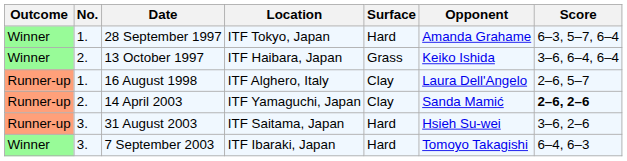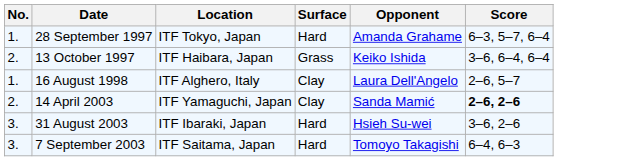- column: (39, 14)
(286, 123) ITF Saitama, Japan -> (212, 123) ITF Ibaraki, Japan
(282, 144) ITF Ibaraki, Japan -> (217, 144) ITF Saitama, Japan
